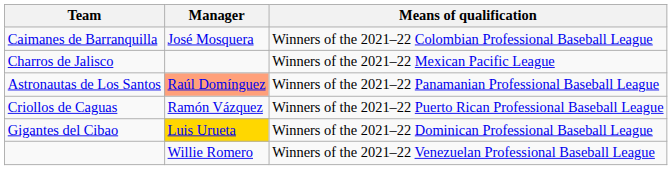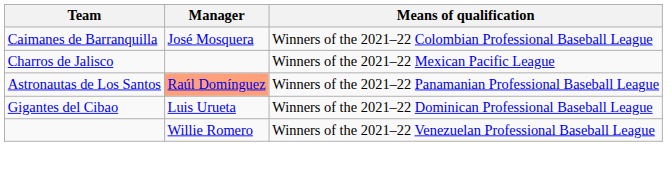- row: (63, 107)
(202, 130) gold background -> (202, 107) no background
